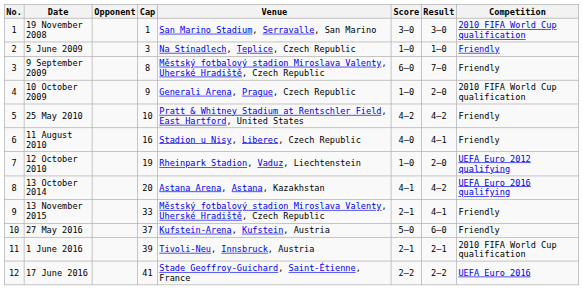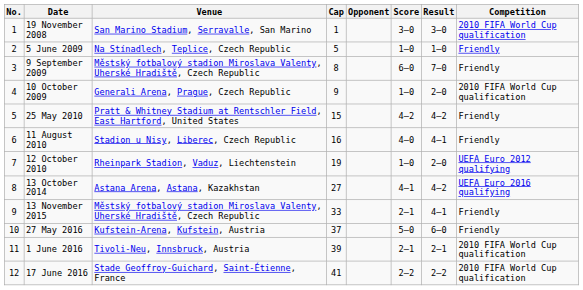columns swapped: (274, 11) <-> (115, 11)
(148, 49) 3 -> (336, 49) 5
(147, 116) 10 -> (336, 116) 15
(147, 188) 20 -> (336, 188) 27
(495, 273) UEFA Euro 2016 -> (508, 273) 2010 FIFA World Cup qualification
